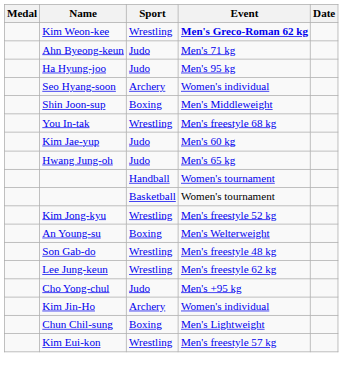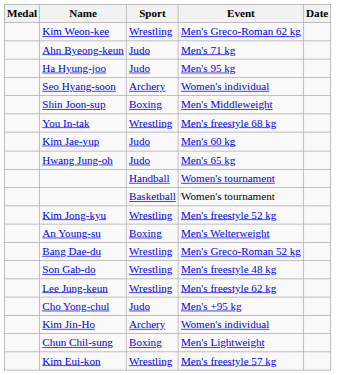(244, 32) bold -> (241, 32) normal
+ row: (72, 251)
